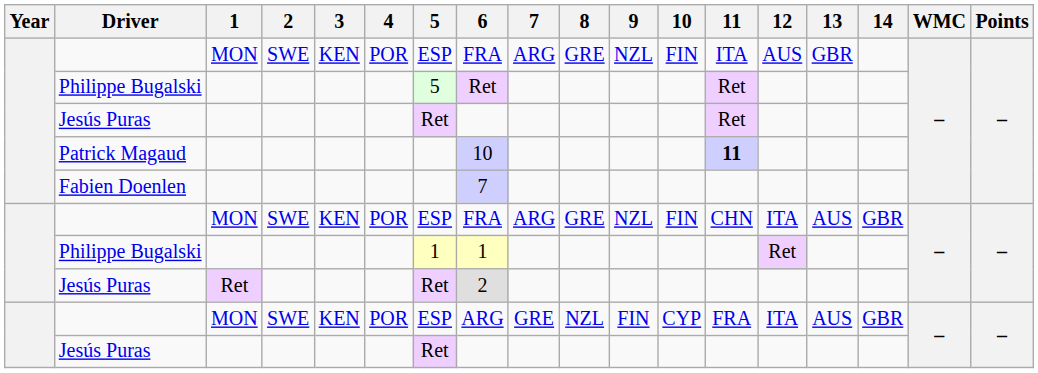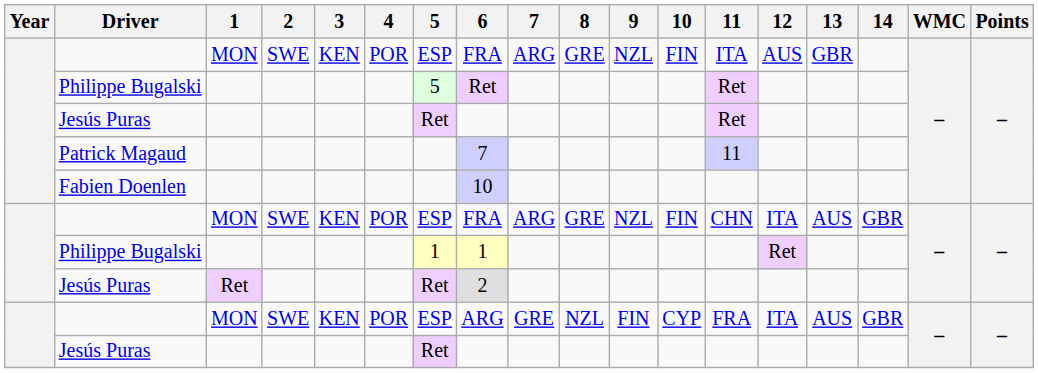(482, 153) 10 -> (482, 153) 7
(732, 153) bold -> (732, 153) normal
(482, 186) 7 -> (482, 186) 10
